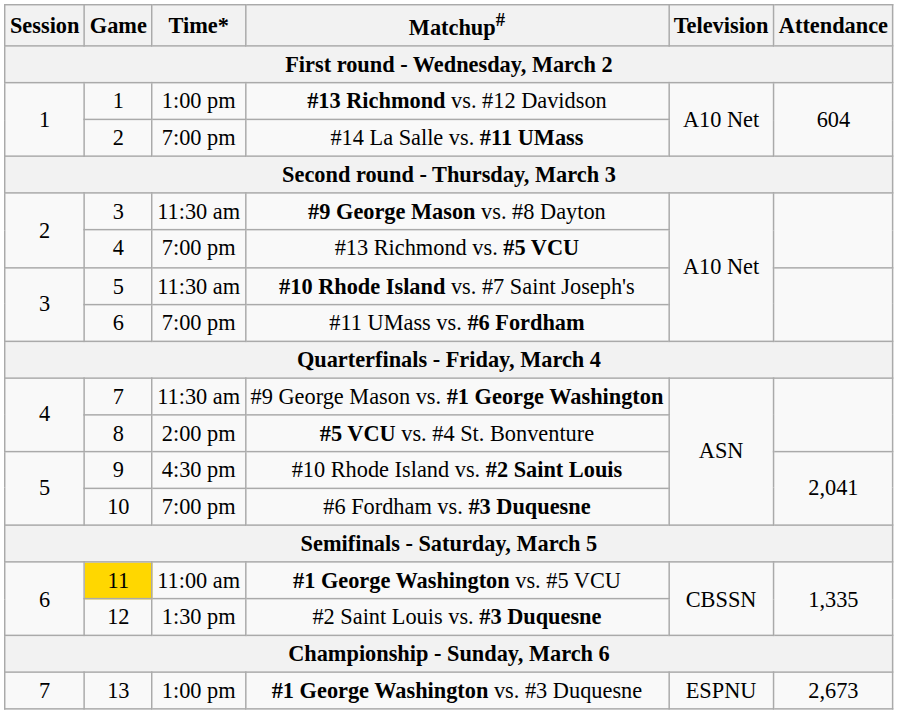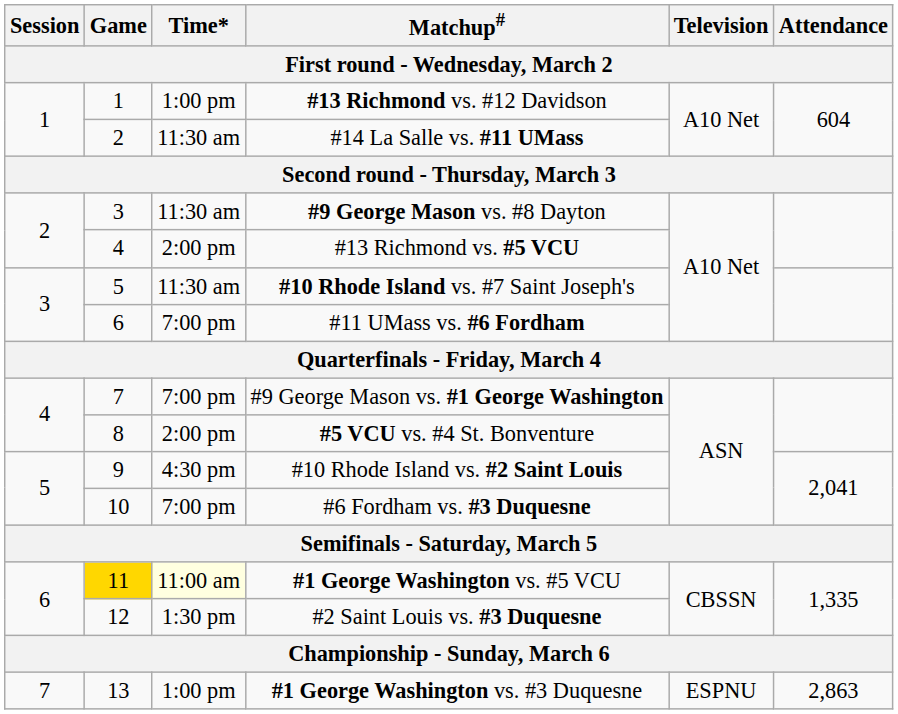(199, 138) 7:00 pm -> (199, 138) 11:30 am
(199, 248) 7:00 pm -> (199, 248) 2:00 pm
(199, 396) 11:30 am -> (199, 396) 7:00 pm
(199, 580) no background -> (199, 580) lightyellow background
(833, 690) 2,673 -> (833, 690) 2,863
